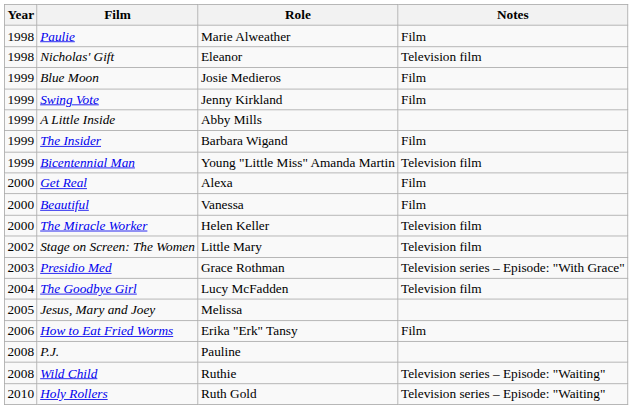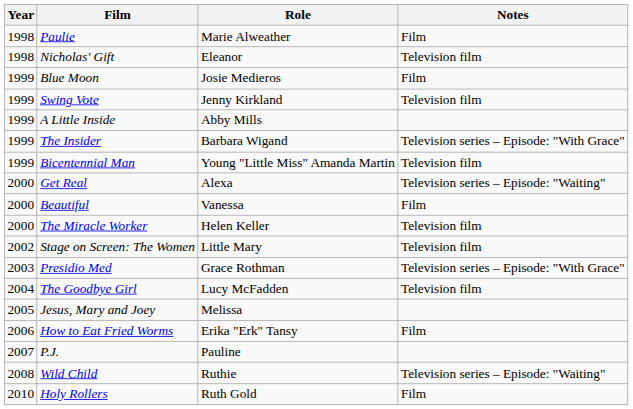(414, 99) Film -> (441, 99) Television film
(414, 141) Film -> (513, 141) Television series – Episode: "With Grace"
(414, 183) Film -> (503, 183) Television series – Episode: "Waiting"
(21, 352) 2008 -> (21, 352) 2007
(503, 394) Television series – Episode: "Waiting" -> (414, 394) Film
